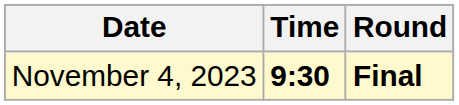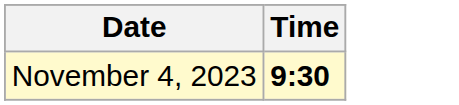- column: (400, 28)
